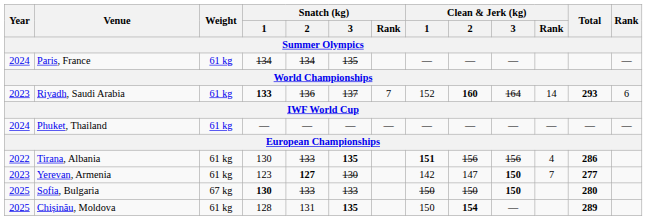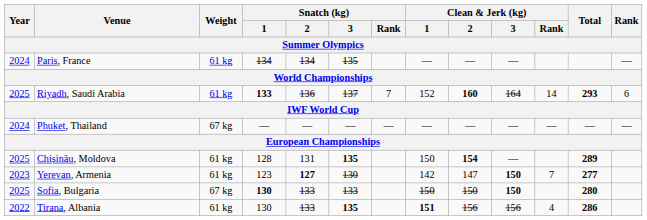(19, 93) 2023 -> (19, 93) 2025
(221, 126) 61 kg -> (221, 126) 67 kg
rows swapped: (69, 158) <-> (76, 207)
